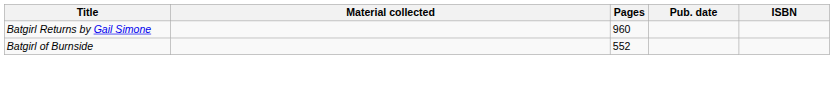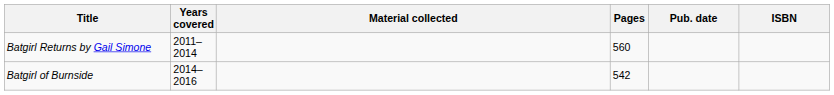+ column: (194, 18)
(622, 29) 960 -> (622, 47) 560
(622, 46) 552 -> (622, 76) 542
